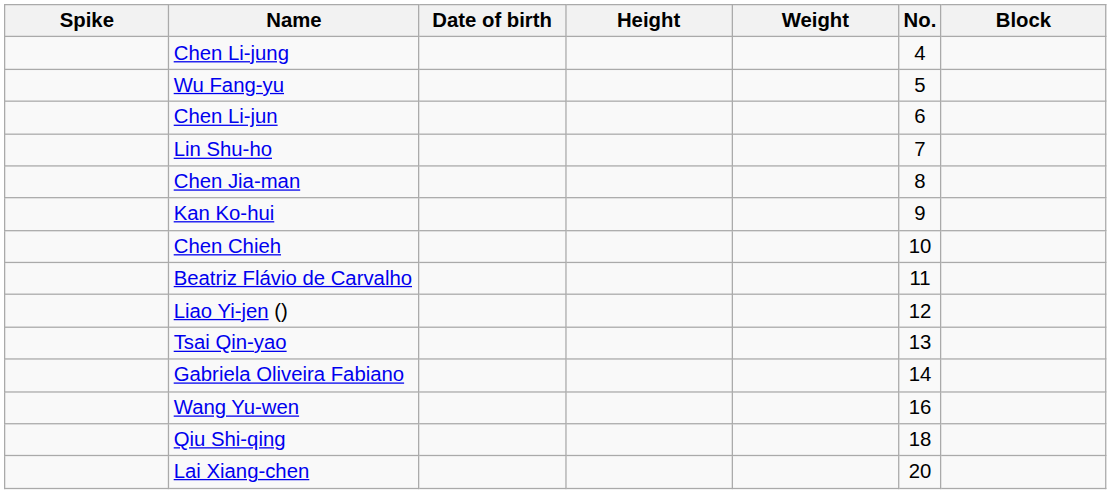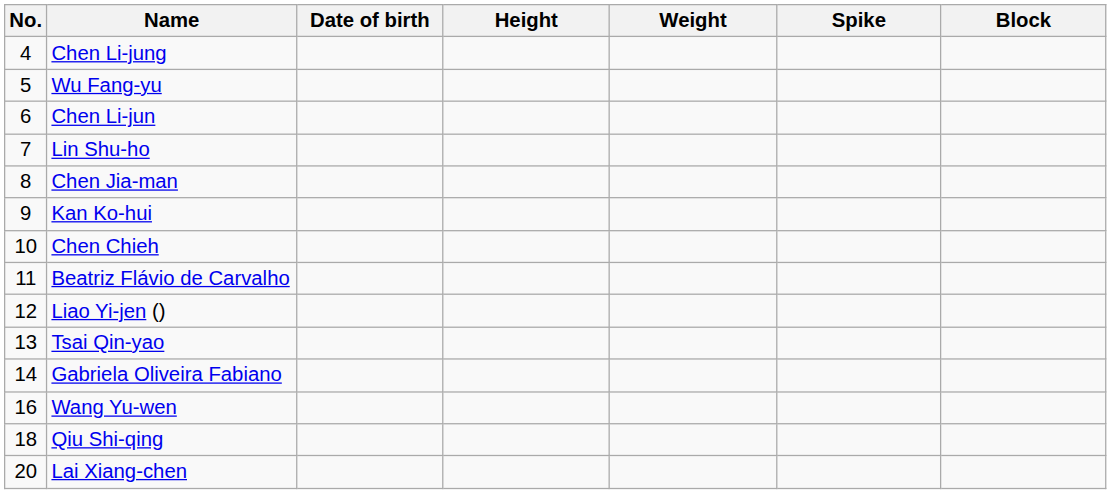columns swapped: (920, 20) <-> (87, 20)
